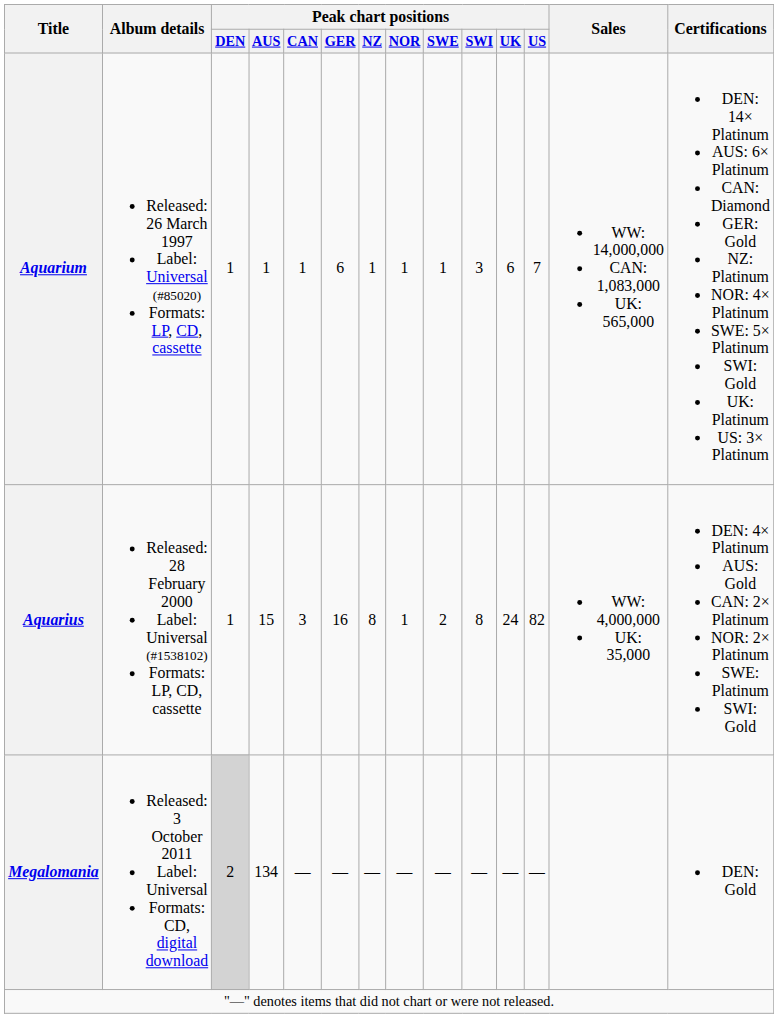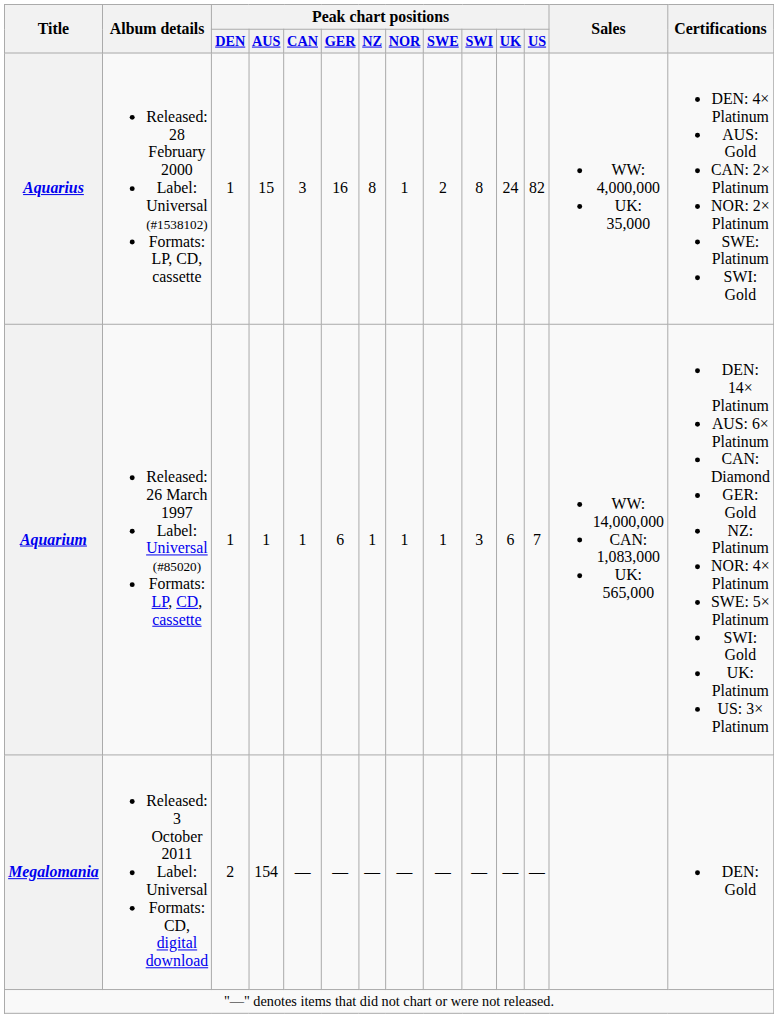rows swapped: (53, 268) <-> (53, 619)
(230, 872) lightgrey background -> (230, 872) no background
(266, 872) 134 -> (266, 872) 154
